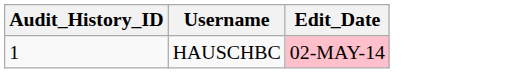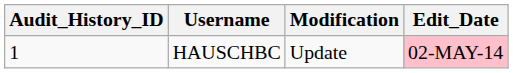+ column: (344, 20)
